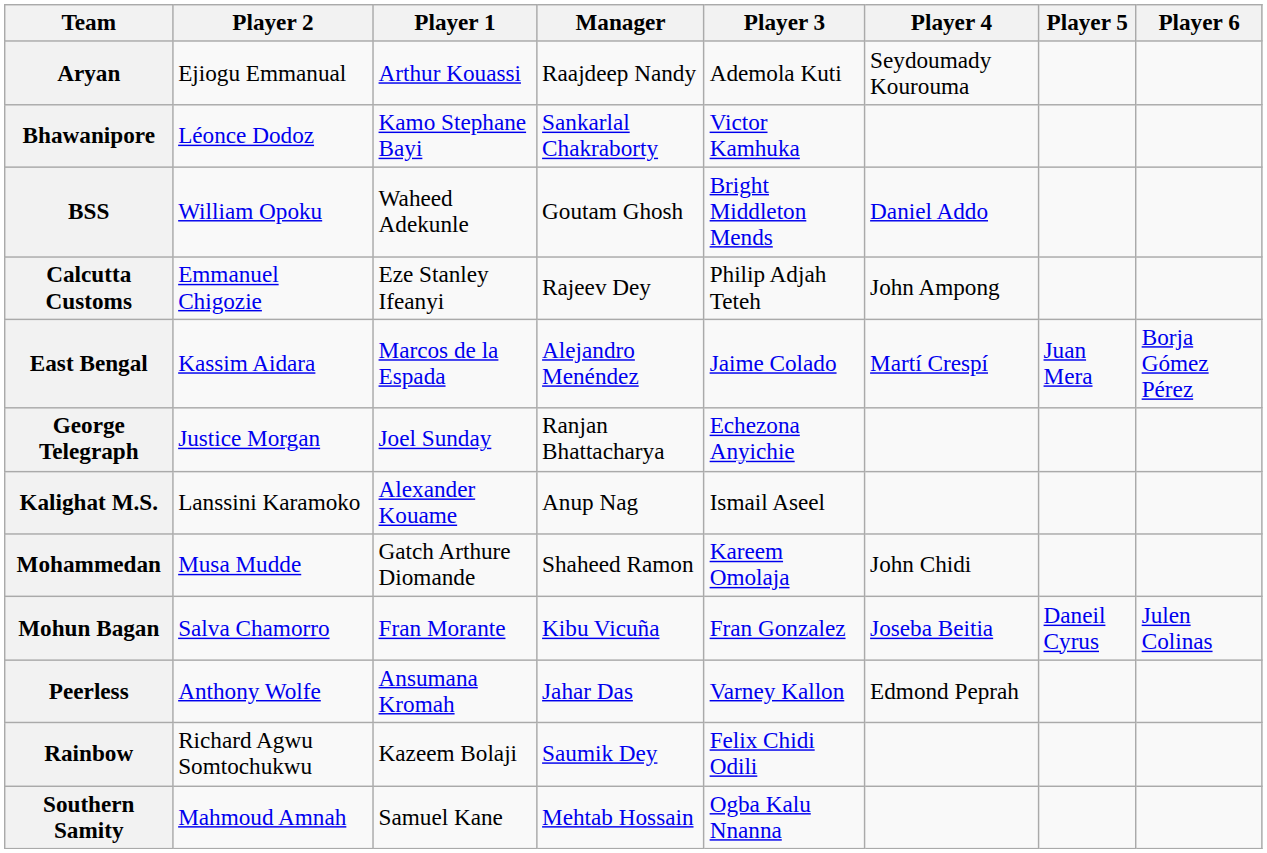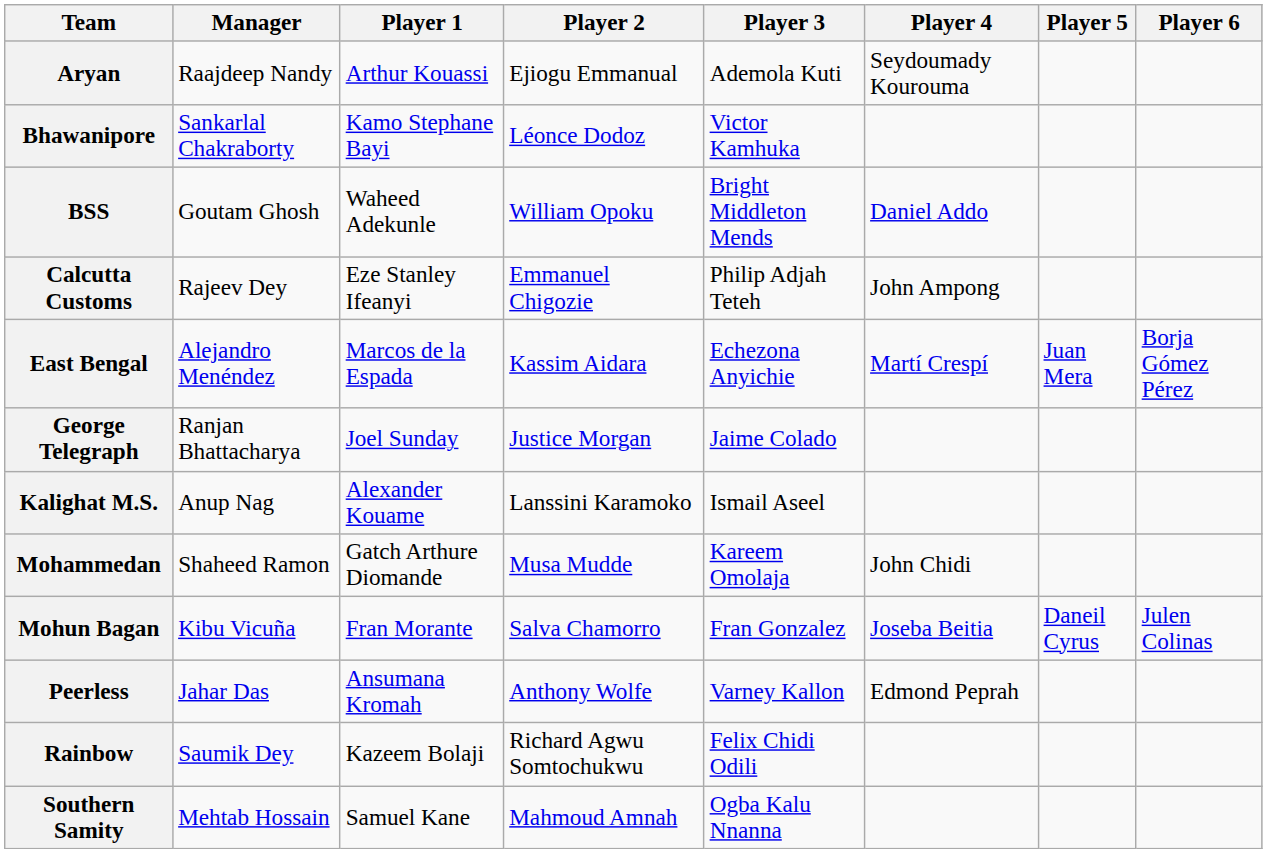columns swapped: (621, 22) <-> (273, 22)
(773, 363) Jaime Colado -> (755, 363) Echezona Anyichie
(755, 439) Echezona Anyichie -> (773, 439) Jaime Colado
